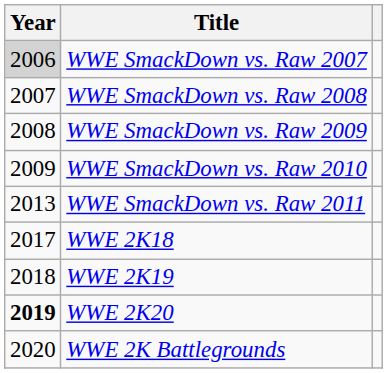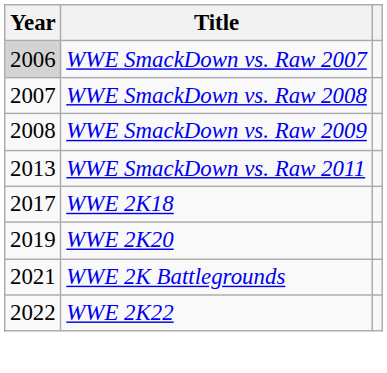- row: (217, 167)
- row: (120, 276)
(33, 312) bold -> (33, 240) normal
(33, 349) 2020 -> (33, 276) 2021
+ row: (120, 312)
